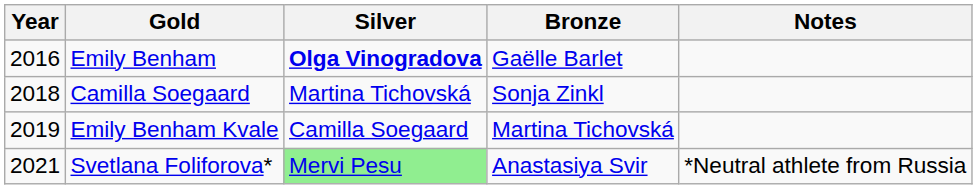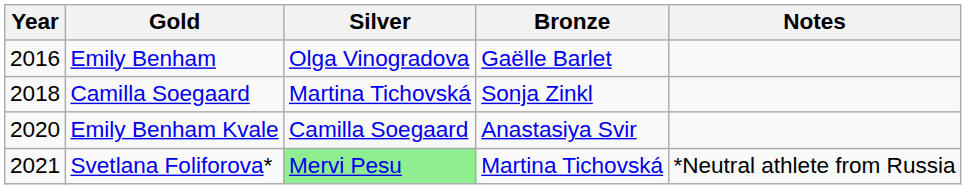(385, 58) bold -> (379, 58) normal
(35, 129) 2019 -> (35, 129) 2020
(583, 129) Martina Tichovská -> (559, 129) Anastasiya Svir
(570, 165) Anastasiya Svir -> (572, 165) Martina Tichovská
